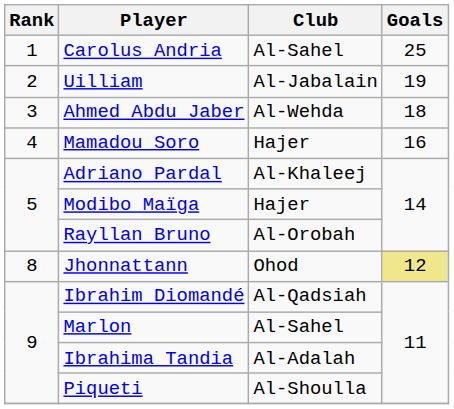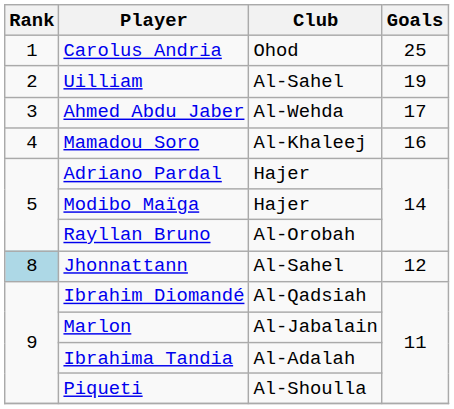(299, 51) Al-Sahel -> (276, 51) Ohod
(316, 82) Al-Jabalain -> (299, 82) Al-Sahel
(415, 112) 18 -> (415, 112) 17
(282, 143) Hajer -> (310, 143) Al-Khaleej
(310, 174) Al-Khaleej -> (282, 174) Hajer
(32, 266) no background -> (32, 266) lightblue background
(276, 266) Ohod -> (299, 266) Al-Sahel
(415, 266) khaki background -> (415, 266) no background
(299, 327) Al-Sahel -> (316, 327) Al-Jabalain
